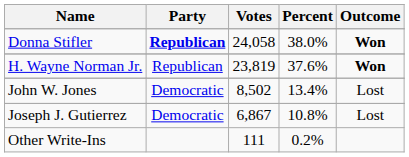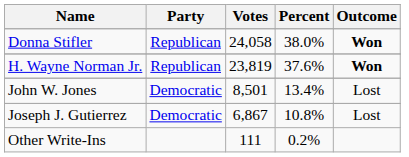(187, 41) bold -> (186, 41) normal
(254, 90) 8,502 -> (250, 90) 8,501
